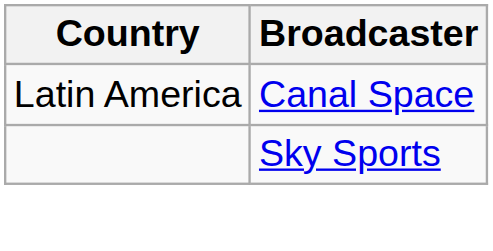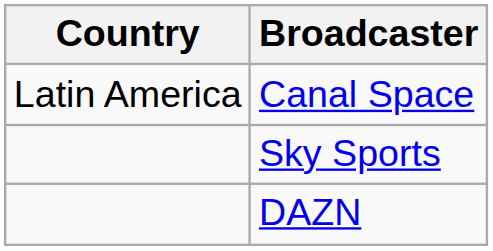+ row: (310, 213)
